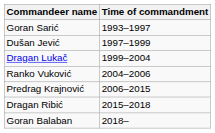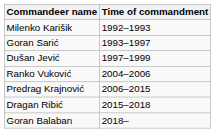+ row: (39, 27)
- row: (37, 58)
